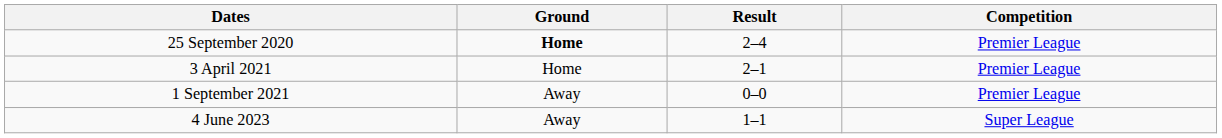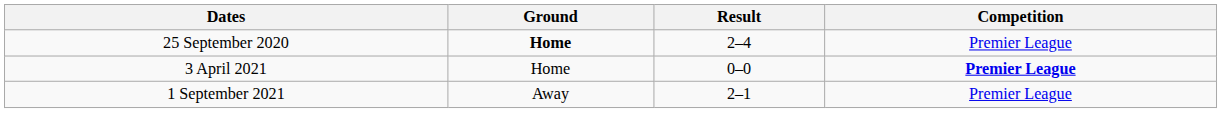(755, 68) 2–1 -> (739, 68) 0–0
(1029, 68) normal -> (1020, 68) bold
(755, 94) 0–0 -> (739, 94) 2–1
- row: (231, 119)
